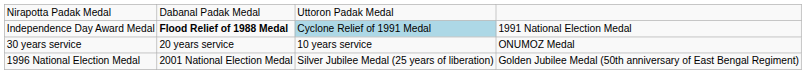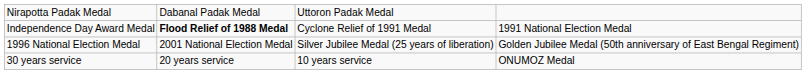(364, 28) lightblue background -> (364, 28) no background
rows swapped: (73, 61) <-> (44, 45)
